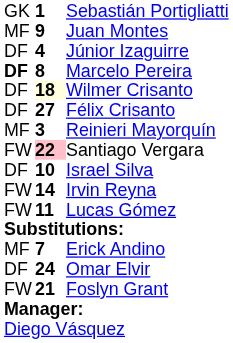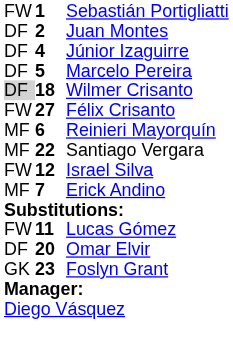(17, 11) GK -> (18, 11) FW
(17, 31) MF -> (16, 31) DF
(40, 31) 9 -> (40, 31) 2
(16, 70) bold -> (16, 70) normal
(40, 70) 8 -> (40, 70) 5
(16, 90) no background -> (16, 90) lightgrey background
(45, 90) lightyellow background -> (45, 90) no background
(16, 110) DF -> (18, 110) FW
(40, 130) 3 -> (40, 130) 6
(18, 150) FW -> (17, 150) MF
(45, 150) pink background -> (45, 150) no background
(16, 170) DF -> (18, 170) FW
(45, 170) 10 -> (45, 170) 12
- row: (111, 189)
rows swapped: (121, 209) <-> (116, 249)
(45, 269) 24 -> (45, 249) 20
(18, 289) FW -> (17, 269) GK
(45, 289) 21 -> (45, 269) 23
